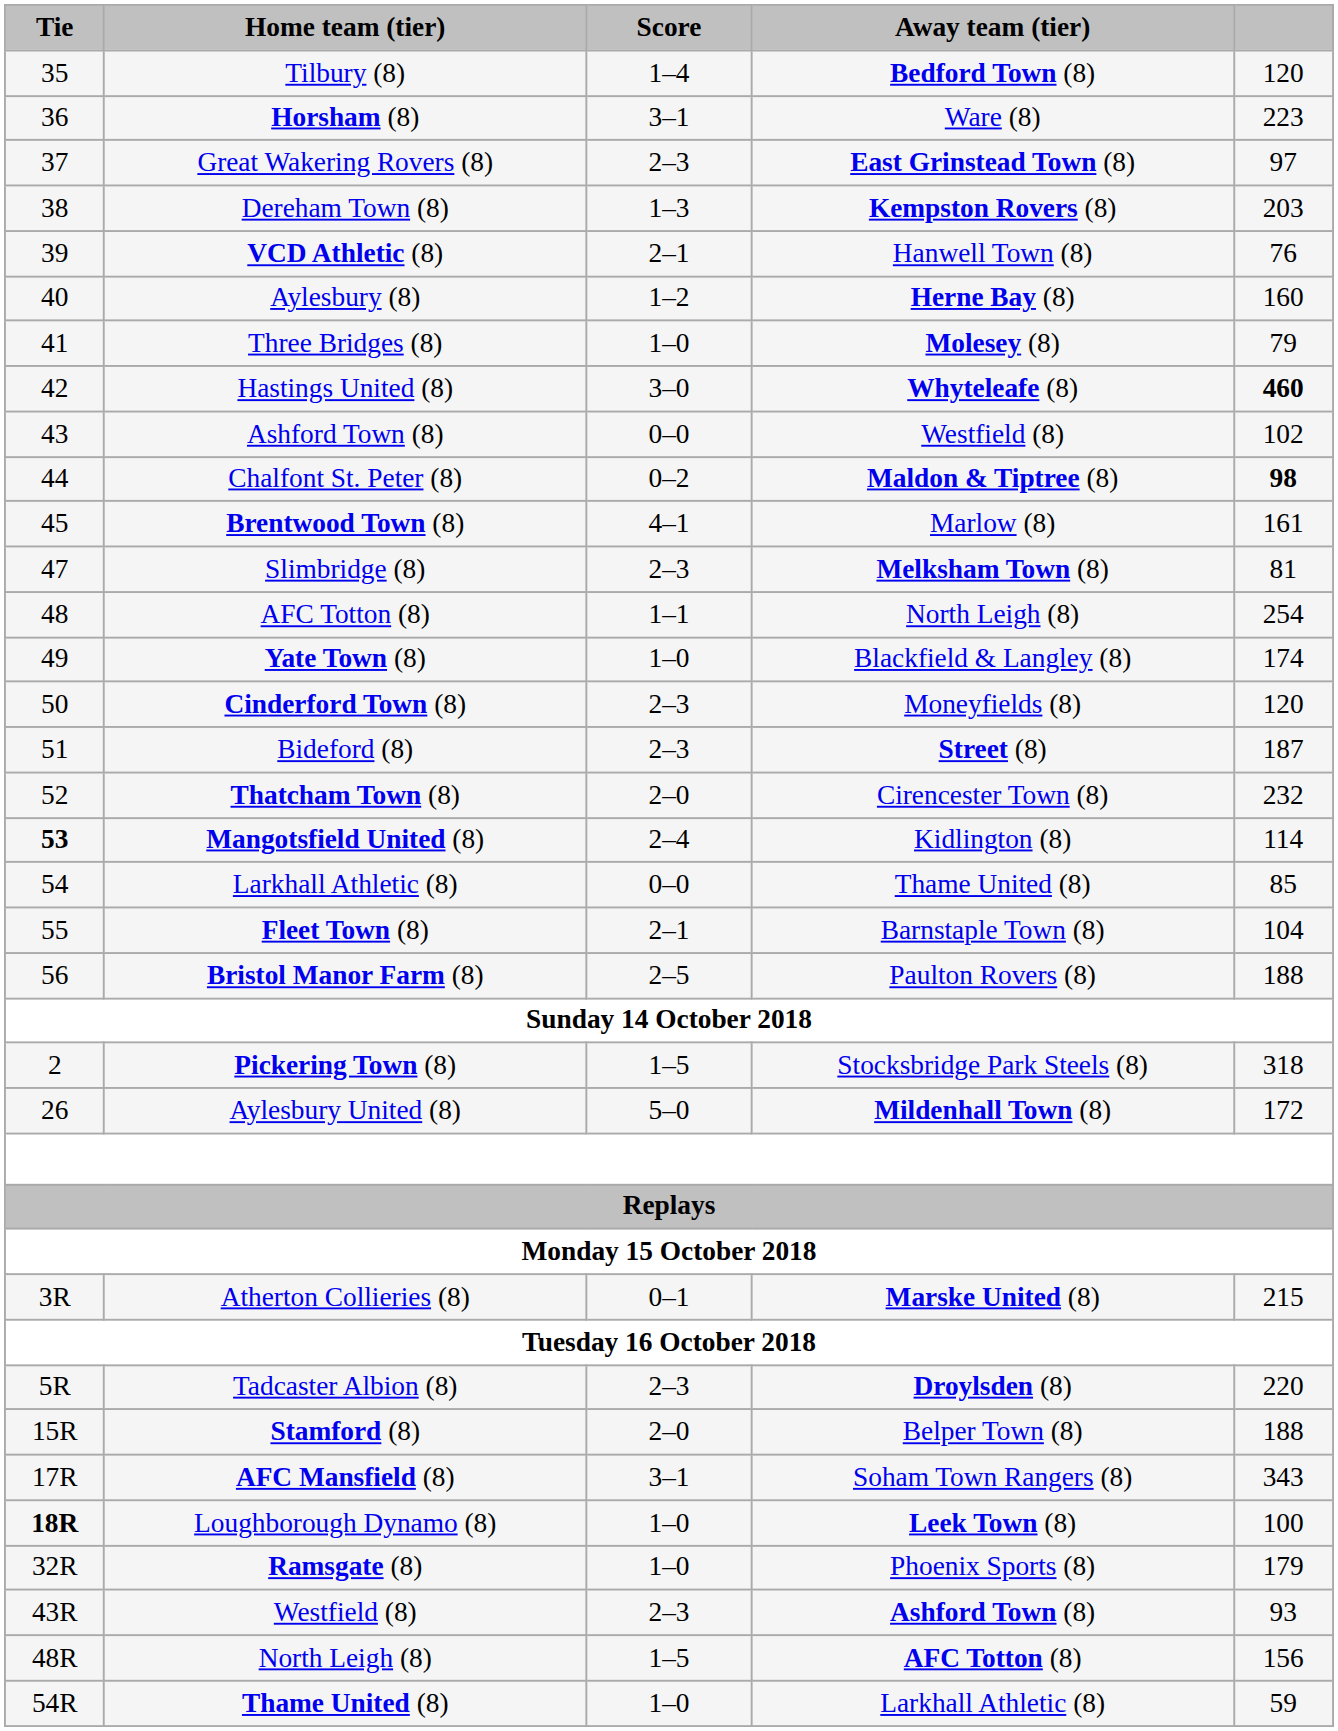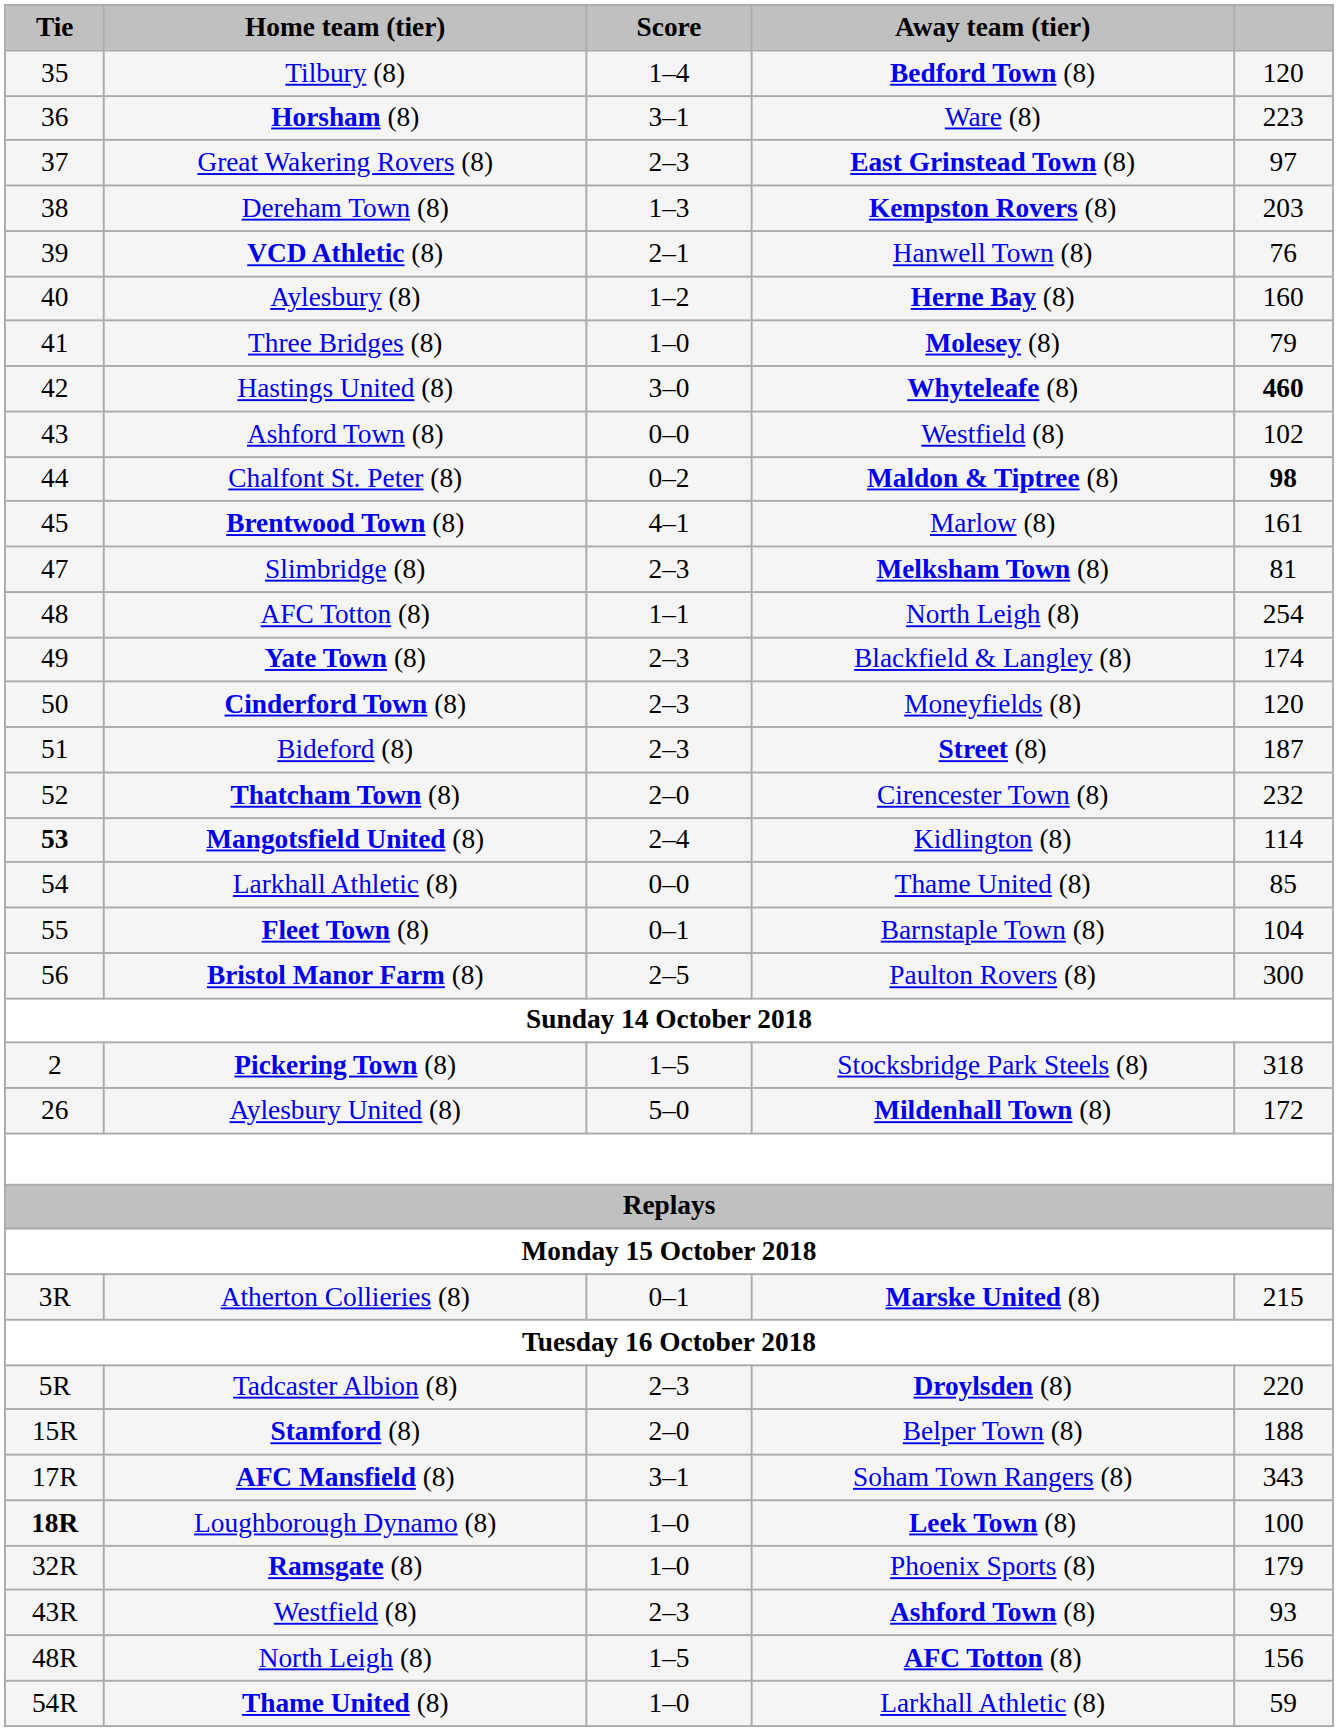(669, 659) 1–0 -> (669, 659) 2–3
(669, 929) 2–1 -> (669, 929) 0–1
(1283, 975) 188 -> (1283, 975) 300
